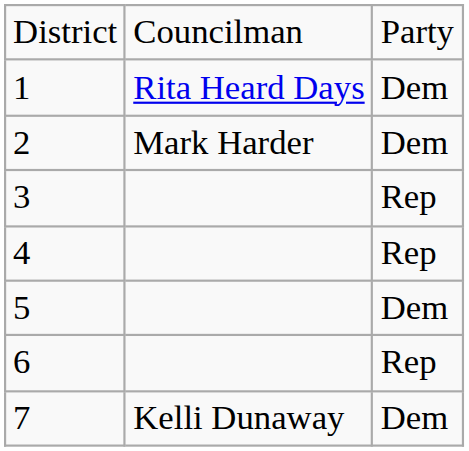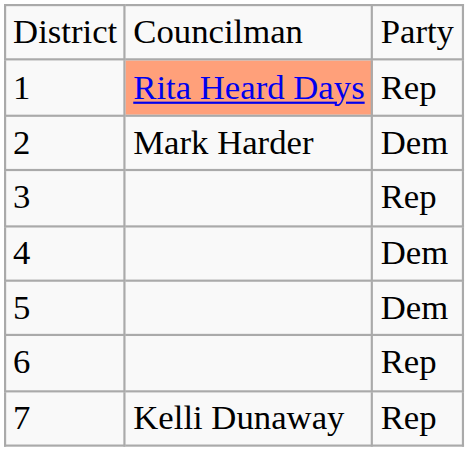(249, 87) no background -> (249, 87) lightsalmon background
(414, 87) Dem -> (409, 87) Rep
(409, 252) Rep -> (414, 252) Dem
(414, 417) Dem -> (409, 417) Rep
